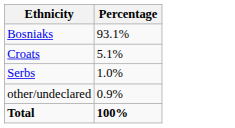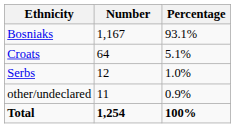+ column: (128, 14)
